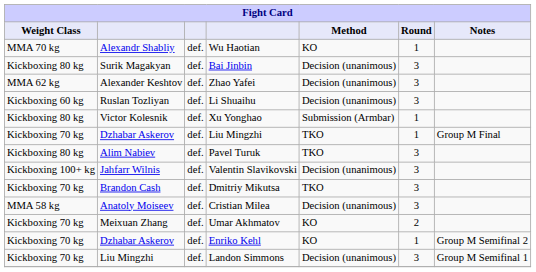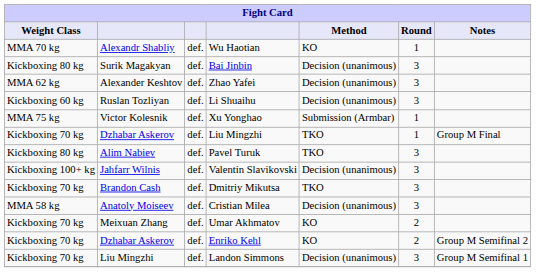(45, 118) Kickboxing 80 kg -> (33, 118) MMA 75 kg
(416, 240) 1 -> (416, 240) 2
